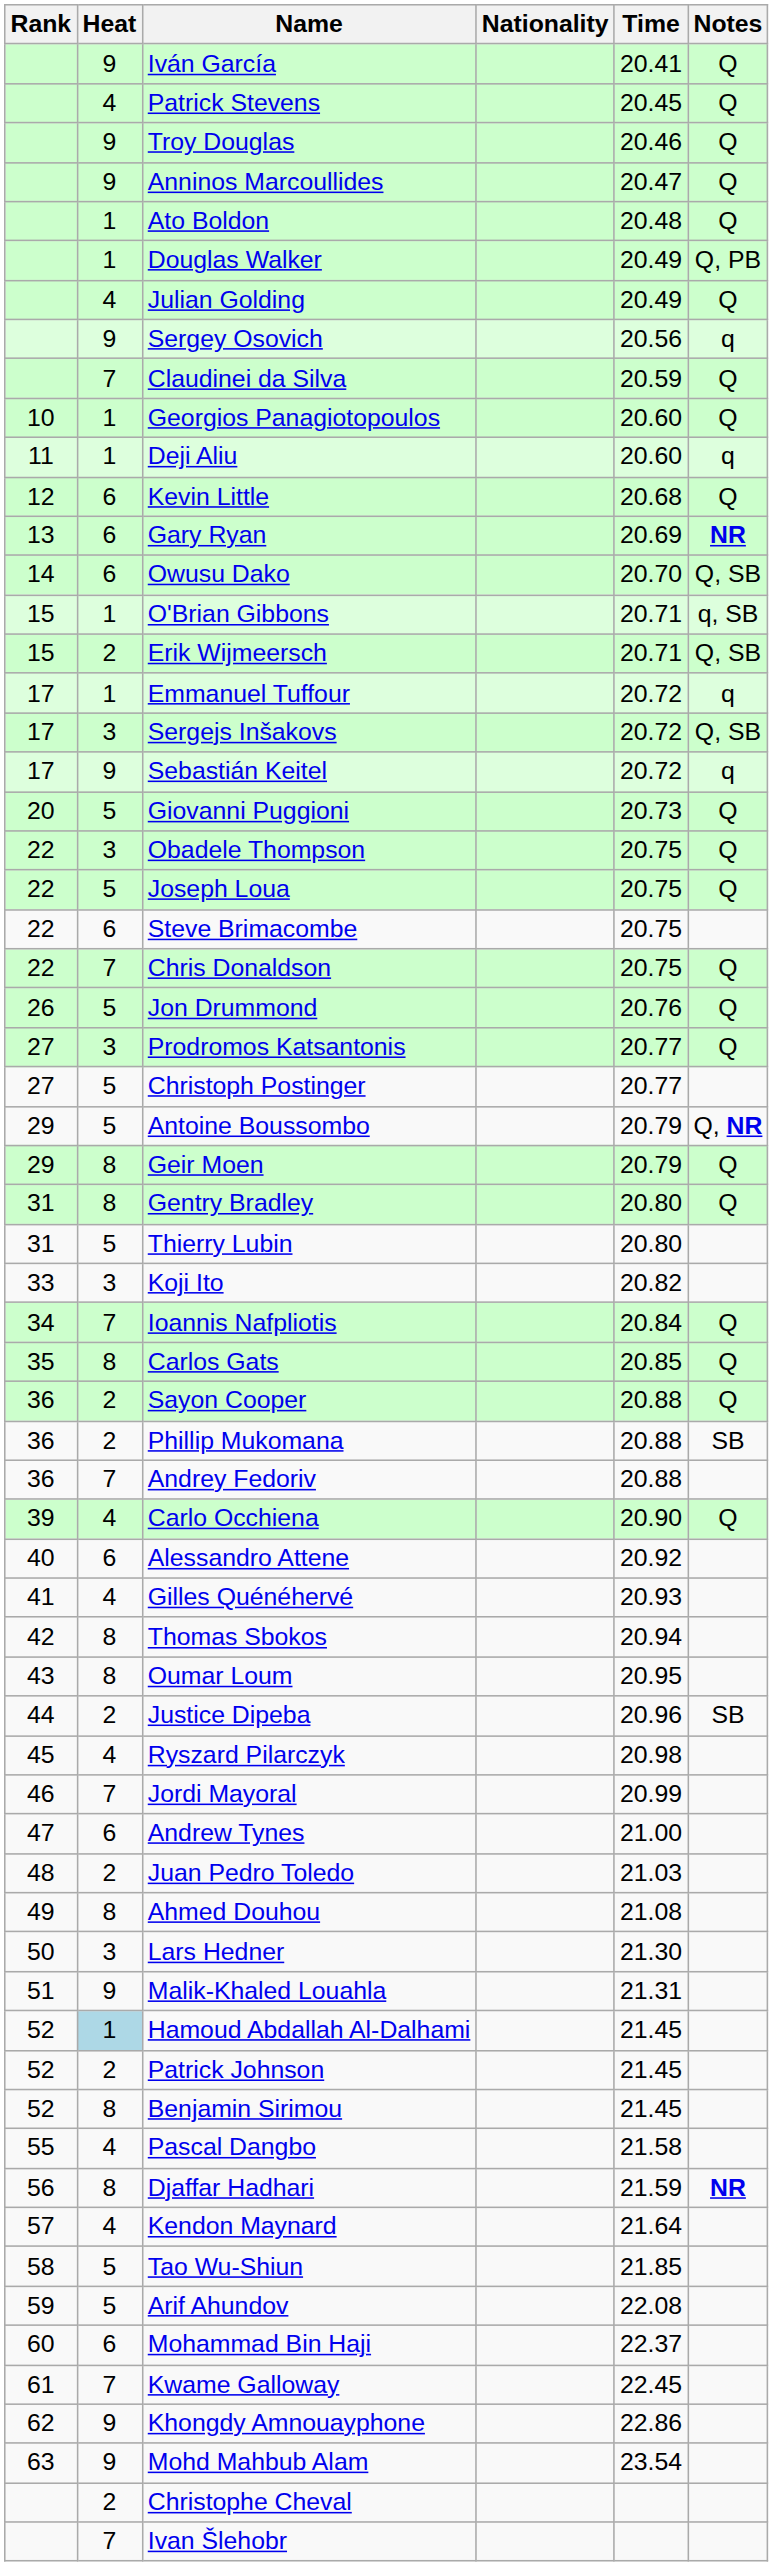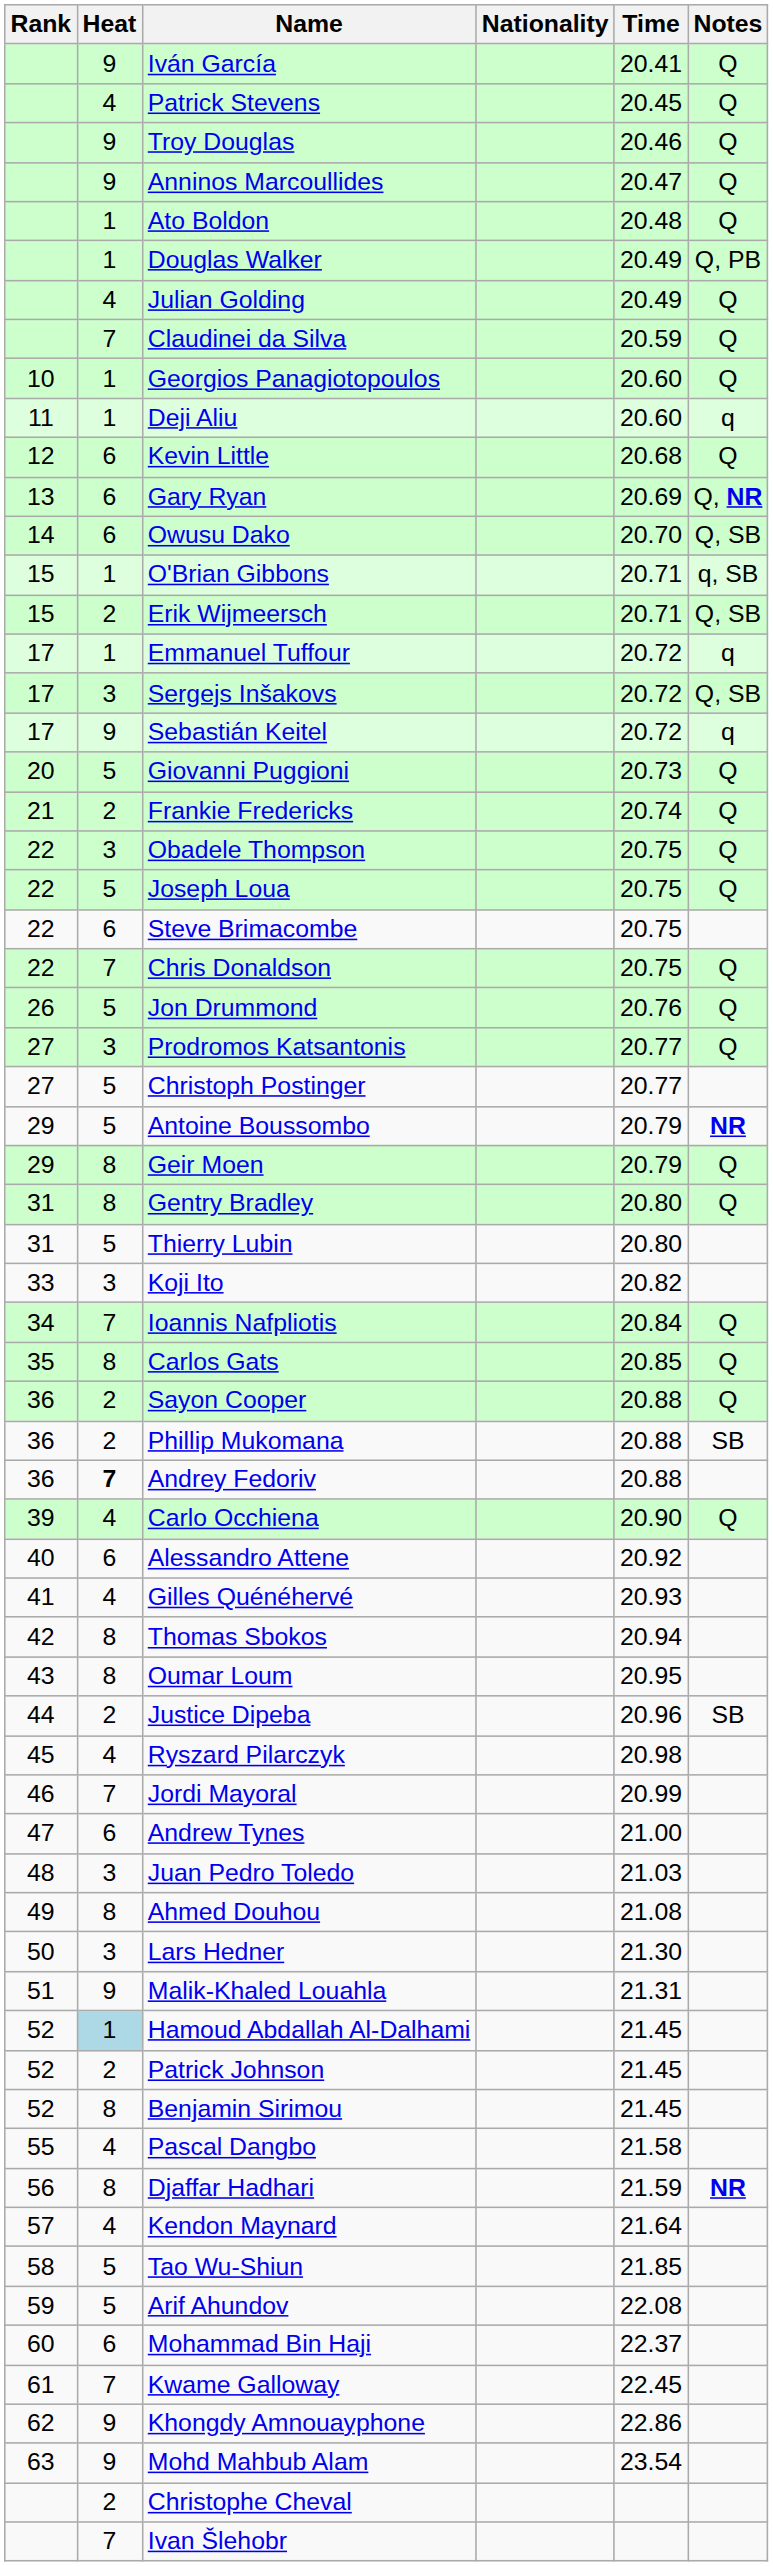- row: (235, 338)
(728, 535) NR -> (728, 496) Q, NR
+ row: (250, 810)
(728, 1125) Q, NR -> (728, 1125) NR
(109, 1479) normal -> (109, 1479) bold
(109, 1872) 2 -> (109, 1872) 3
